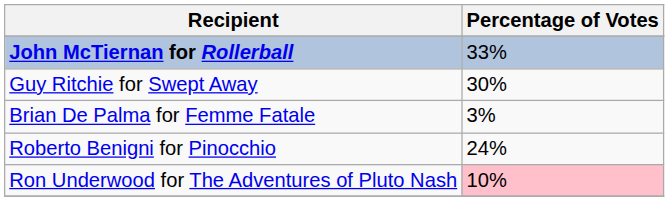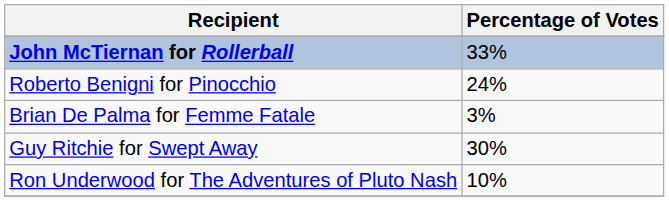rows swapped: (143, 148) <-> (133, 84)
(487, 180) pink background -> (487, 180) no background
